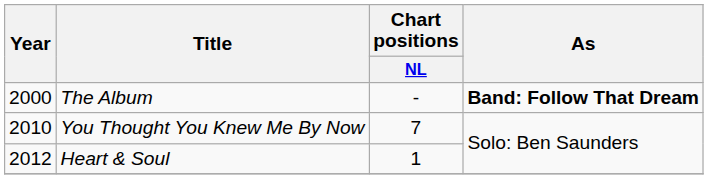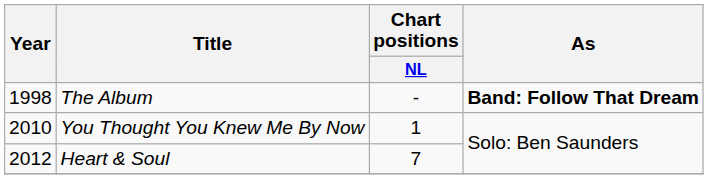(30, 97) 2000 -> (30, 97) 1998
(416, 127) 7 -> (416, 127) 1
(416, 158) 1 -> (416, 158) 7
